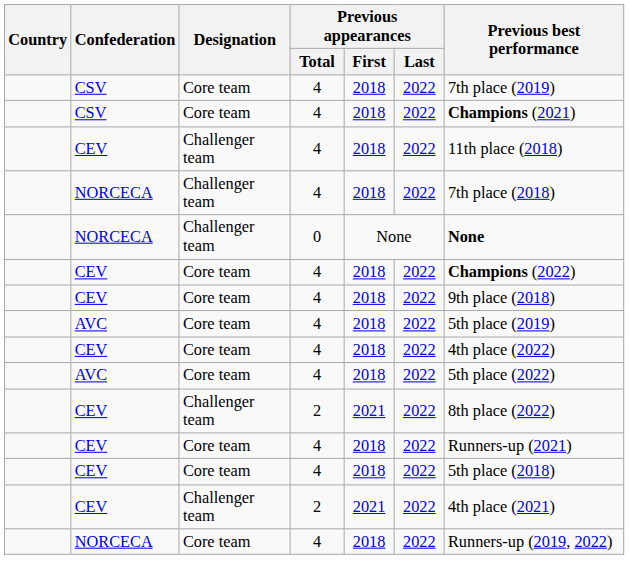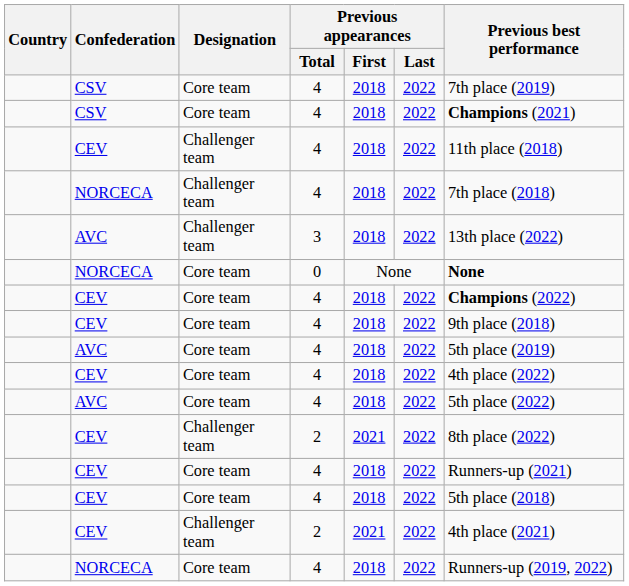+ row: (91, 236)
(219, 236) Challenger team -> (217, 272) Core team
